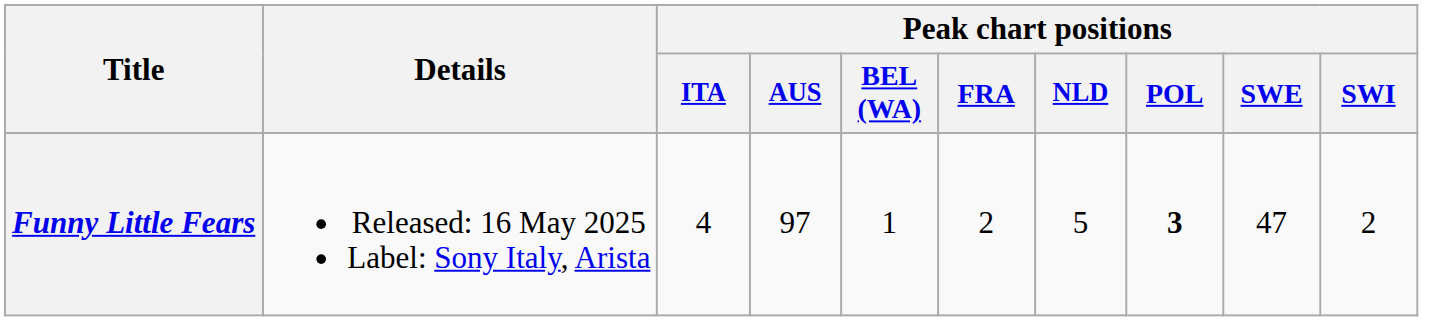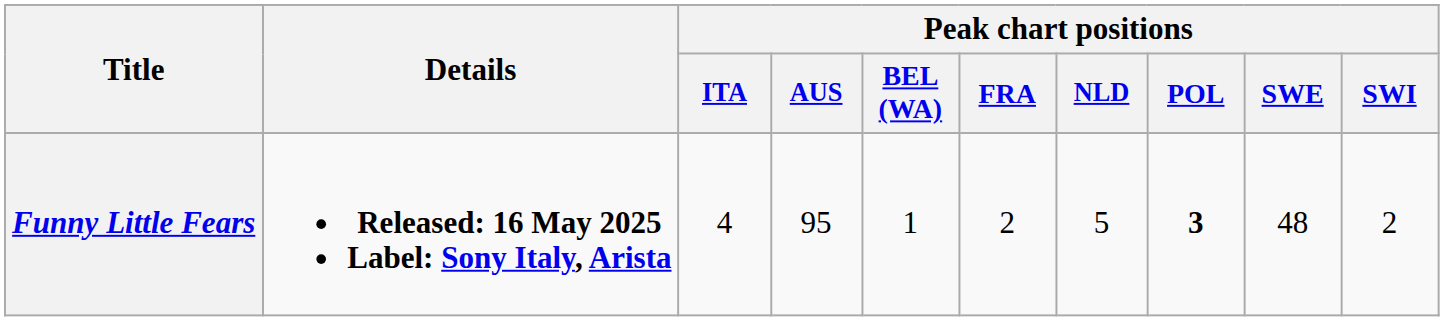(460, 241) normal -> (471, 241) bold
(795, 223) 97 -> (816, 223) 95
(1272, 223) 47 -> (1293, 223) 48
